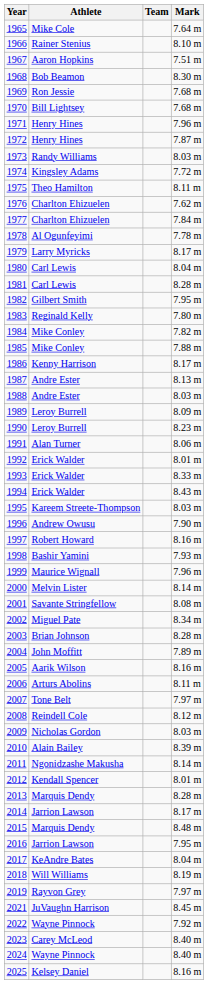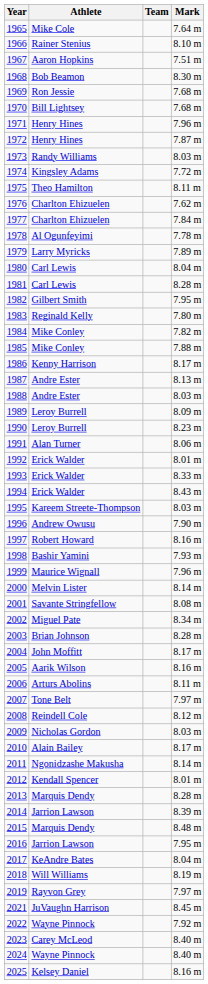(187, 252) 8.17 m -> (187, 252) 7.89 m
(187, 651) 7.89 m -> (187, 651) 8.17 m
(187, 747) 8.39 m -> (187, 747) 8.17 m
(187, 811) 8.17 m -> (187, 811) 8.39 m
